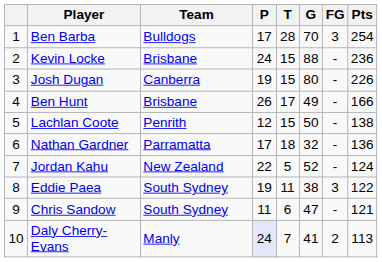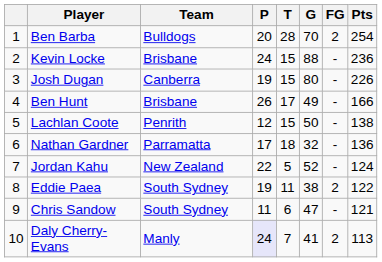(264, 36) 17 -> (264, 36) 20
(335, 36) 3 -> (335, 36) 2
(335, 187) 3 -> (335, 187) 2
